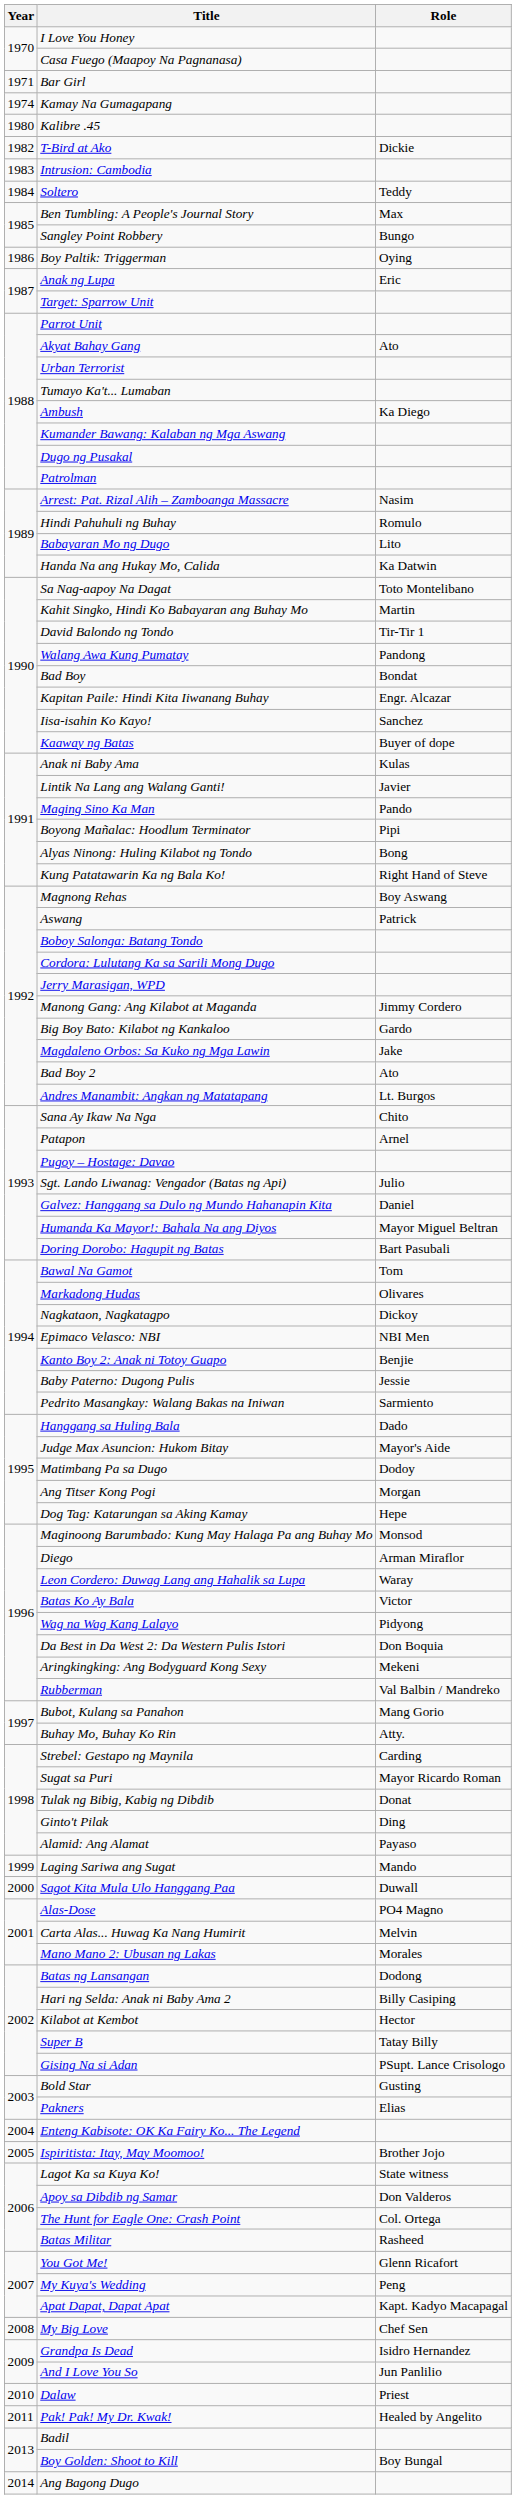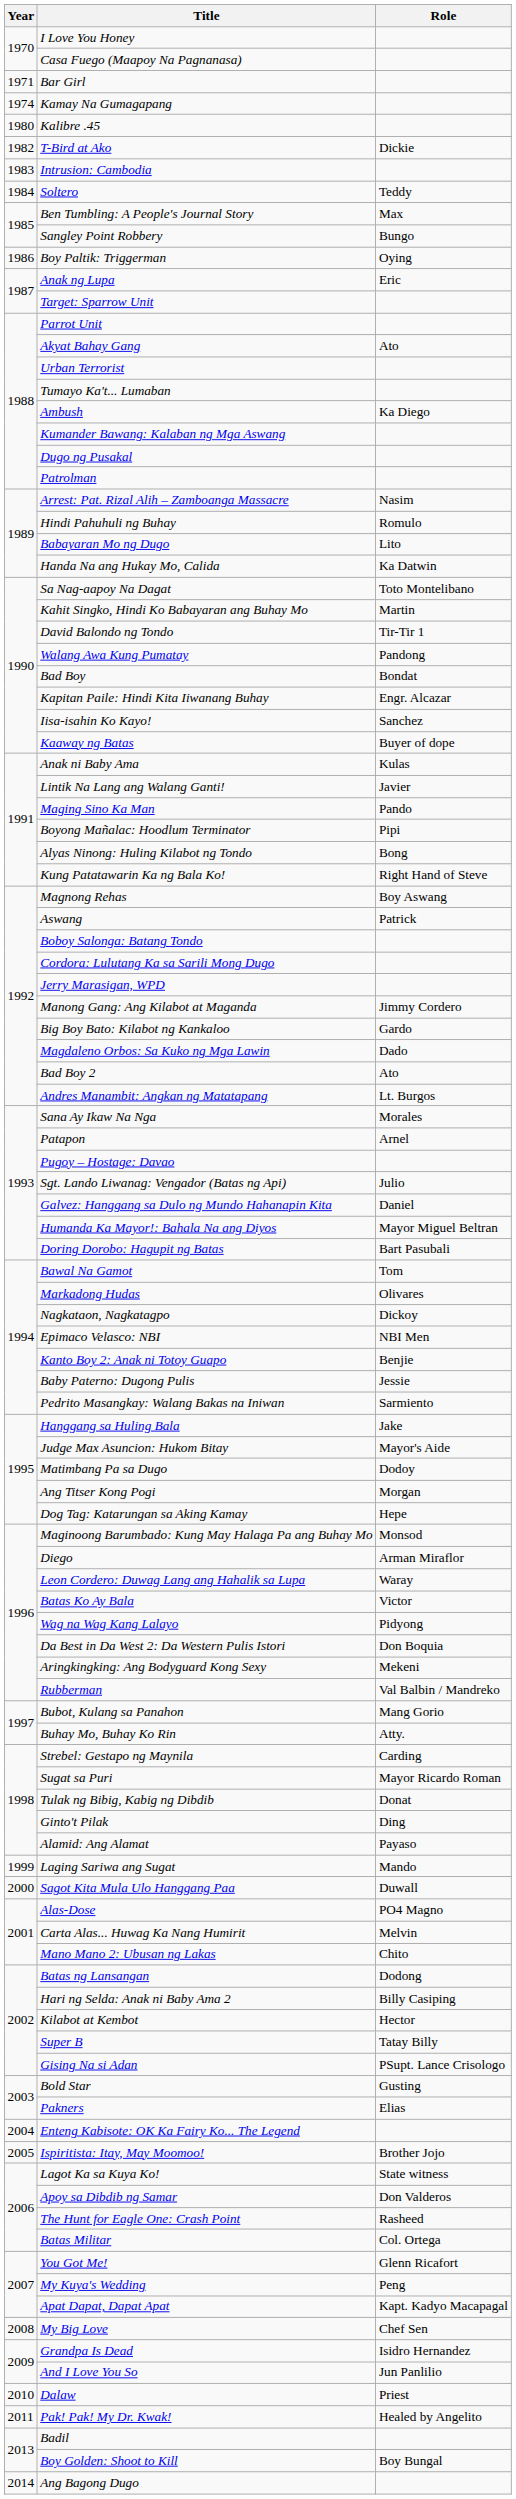(391, 1051) Jake -> (393, 1051) Dado
(394, 1117) Chito -> (401, 1117) Morales
(393, 1425) Dado -> (391, 1425) Jake
(401, 1954) Morales -> (394, 1954) Chito
(410, 2218) Col. Ortega -> (401, 2218) Rasheed
(401, 2240) Rasheed -> (410, 2240) Col. Ortega
